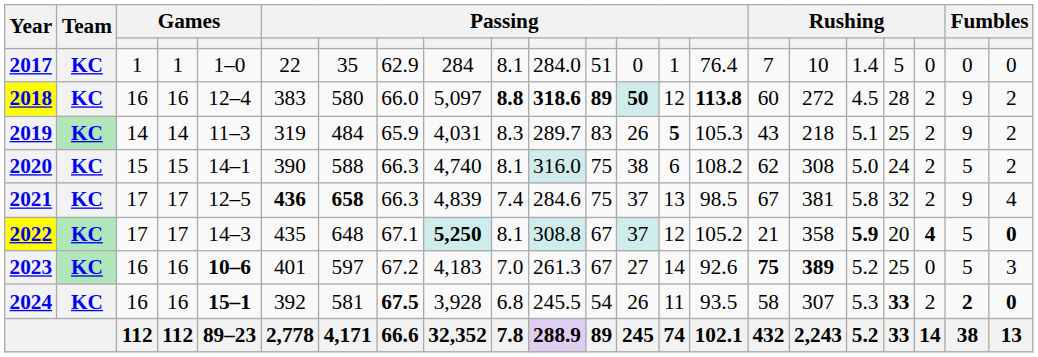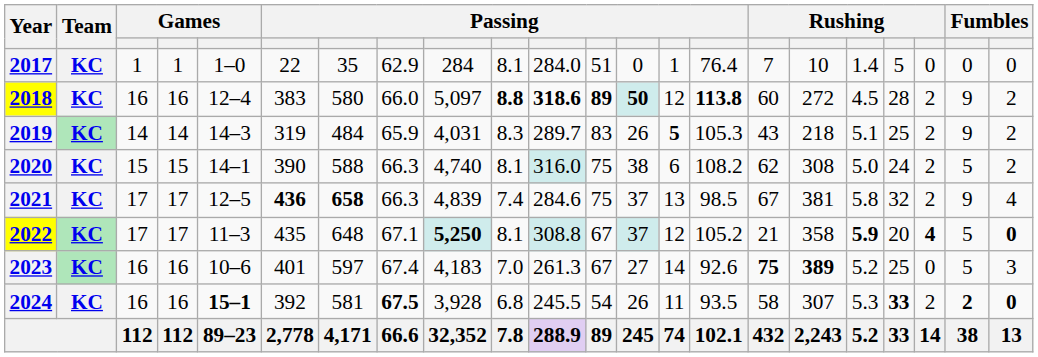(230, 132) 11–3 -> (230, 132) 14–3
(230, 233) 14–3 -> (230, 233) 11–3
(230, 267) bold -> (230, 267) normal
(400, 267) 67.2 -> (400, 267) 67.4
